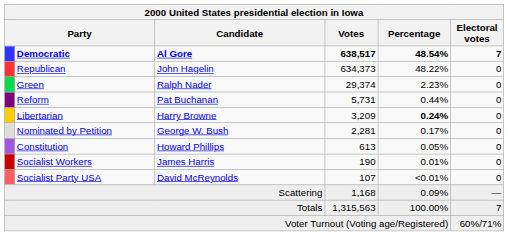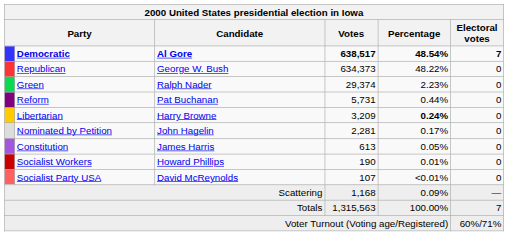(185, 69) John Hagelin -> (193, 69) George W. Bush
(193, 131) George W. Bush -> (185, 131) John Hagelin
(191, 146) Howard Phillips -> (186, 146) James Harris
(186, 162) James Harris -> (191, 162) Howard Phillips
